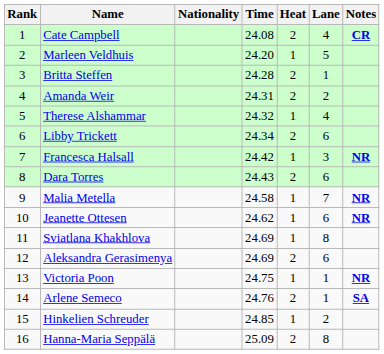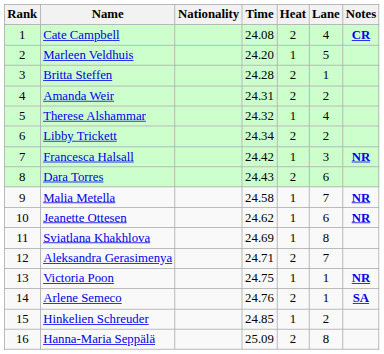(326, 136) 6 -> (326, 136) 2
(260, 258) 24.69 -> (260, 258) 24.71
(326, 258) 6 -> (326, 258) 7
